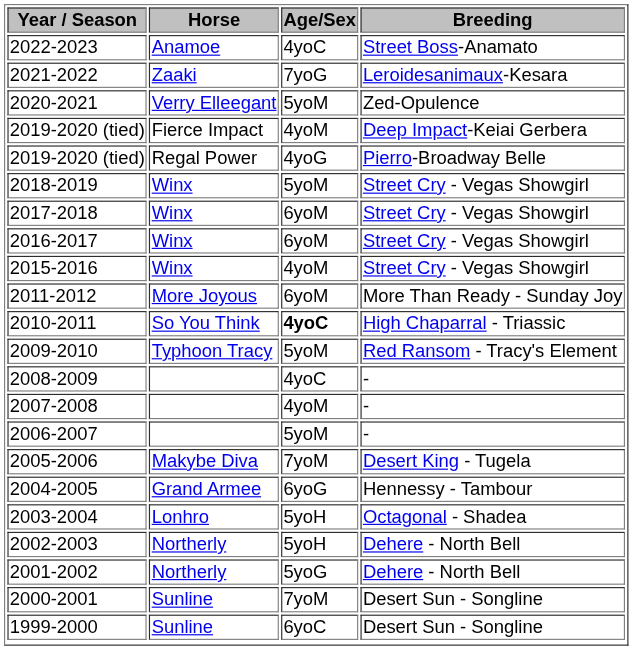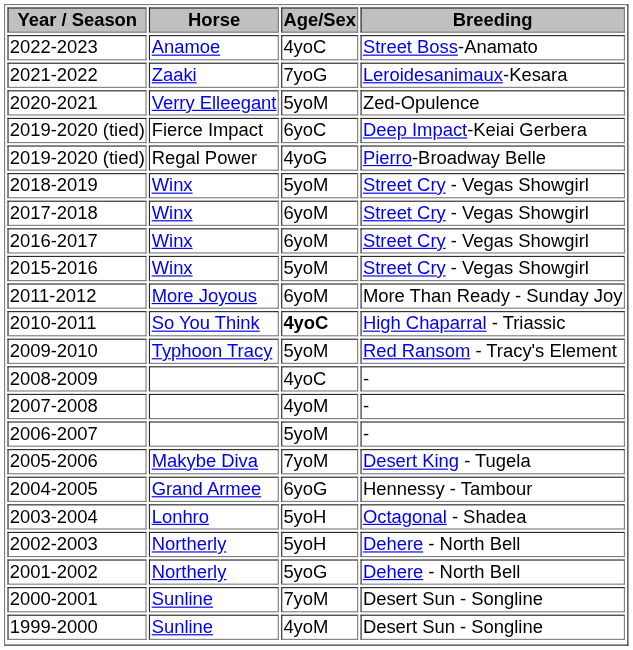(306, 130) 4yoM -> (305, 130) 6yoC
(306, 268) 4yoM -> (306, 268) 5yoM
(305, 627) 6yoC -> (306, 627) 4yoM
